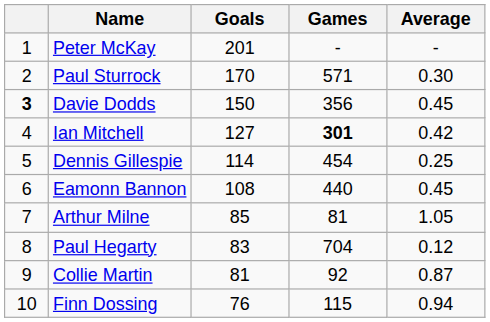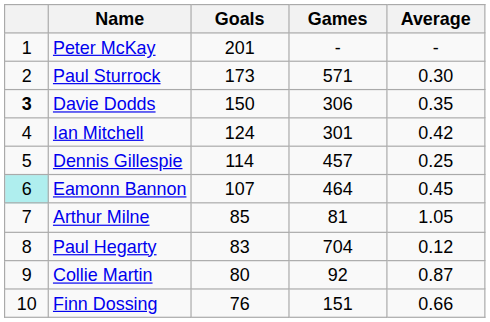(240, 76) 170 -> (240, 76) 173
(338, 104) 356 -> (338, 104) 306
(436, 104) 0.45 -> (436, 104) 0.35
(240, 133) 127 -> (240, 133) 124
(338, 133) bold -> (338, 133) normal
(338, 161) 454 -> (338, 161) 457
(27, 189) no background -> (27, 189) paleturquoise background
(240, 189) 108 -> (240, 189) 107
(338, 189) 440 -> (338, 189) 464
(240, 275) 81 -> (240, 275) 80
(338, 303) 115 -> (338, 303) 151
(436, 303) 0.94 -> (436, 303) 0.66
